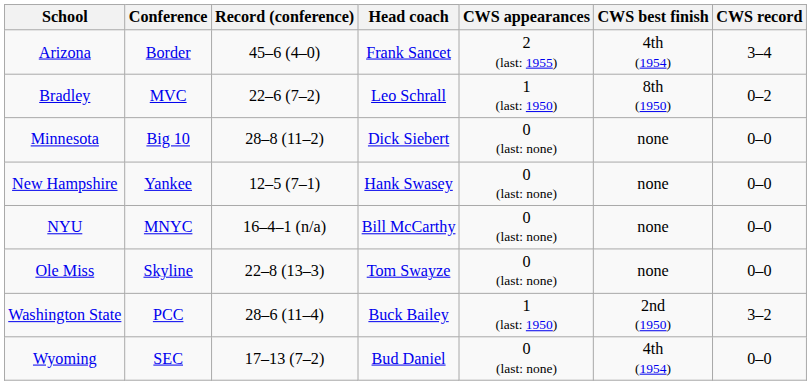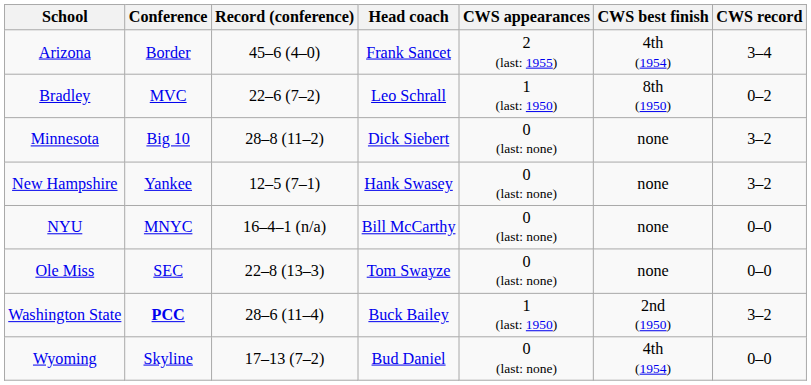(759, 139) 0–0 -> (759, 139) 3–2
(759, 183) 0–0 -> (759, 183) 3–2
(168, 271) Skyline -> (168, 271) SEC
(168, 314) normal -> (168, 314) bold
(168, 358) SEC -> (168, 358) Skyline
